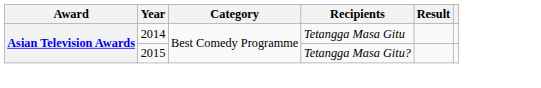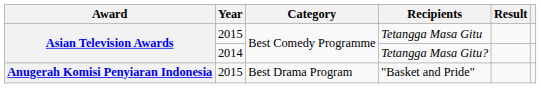(153, 33) 2014 -> (230, 33) 2015
(153, 53) 2015 -> (230, 53) 2014
+ row: (428, 72)
